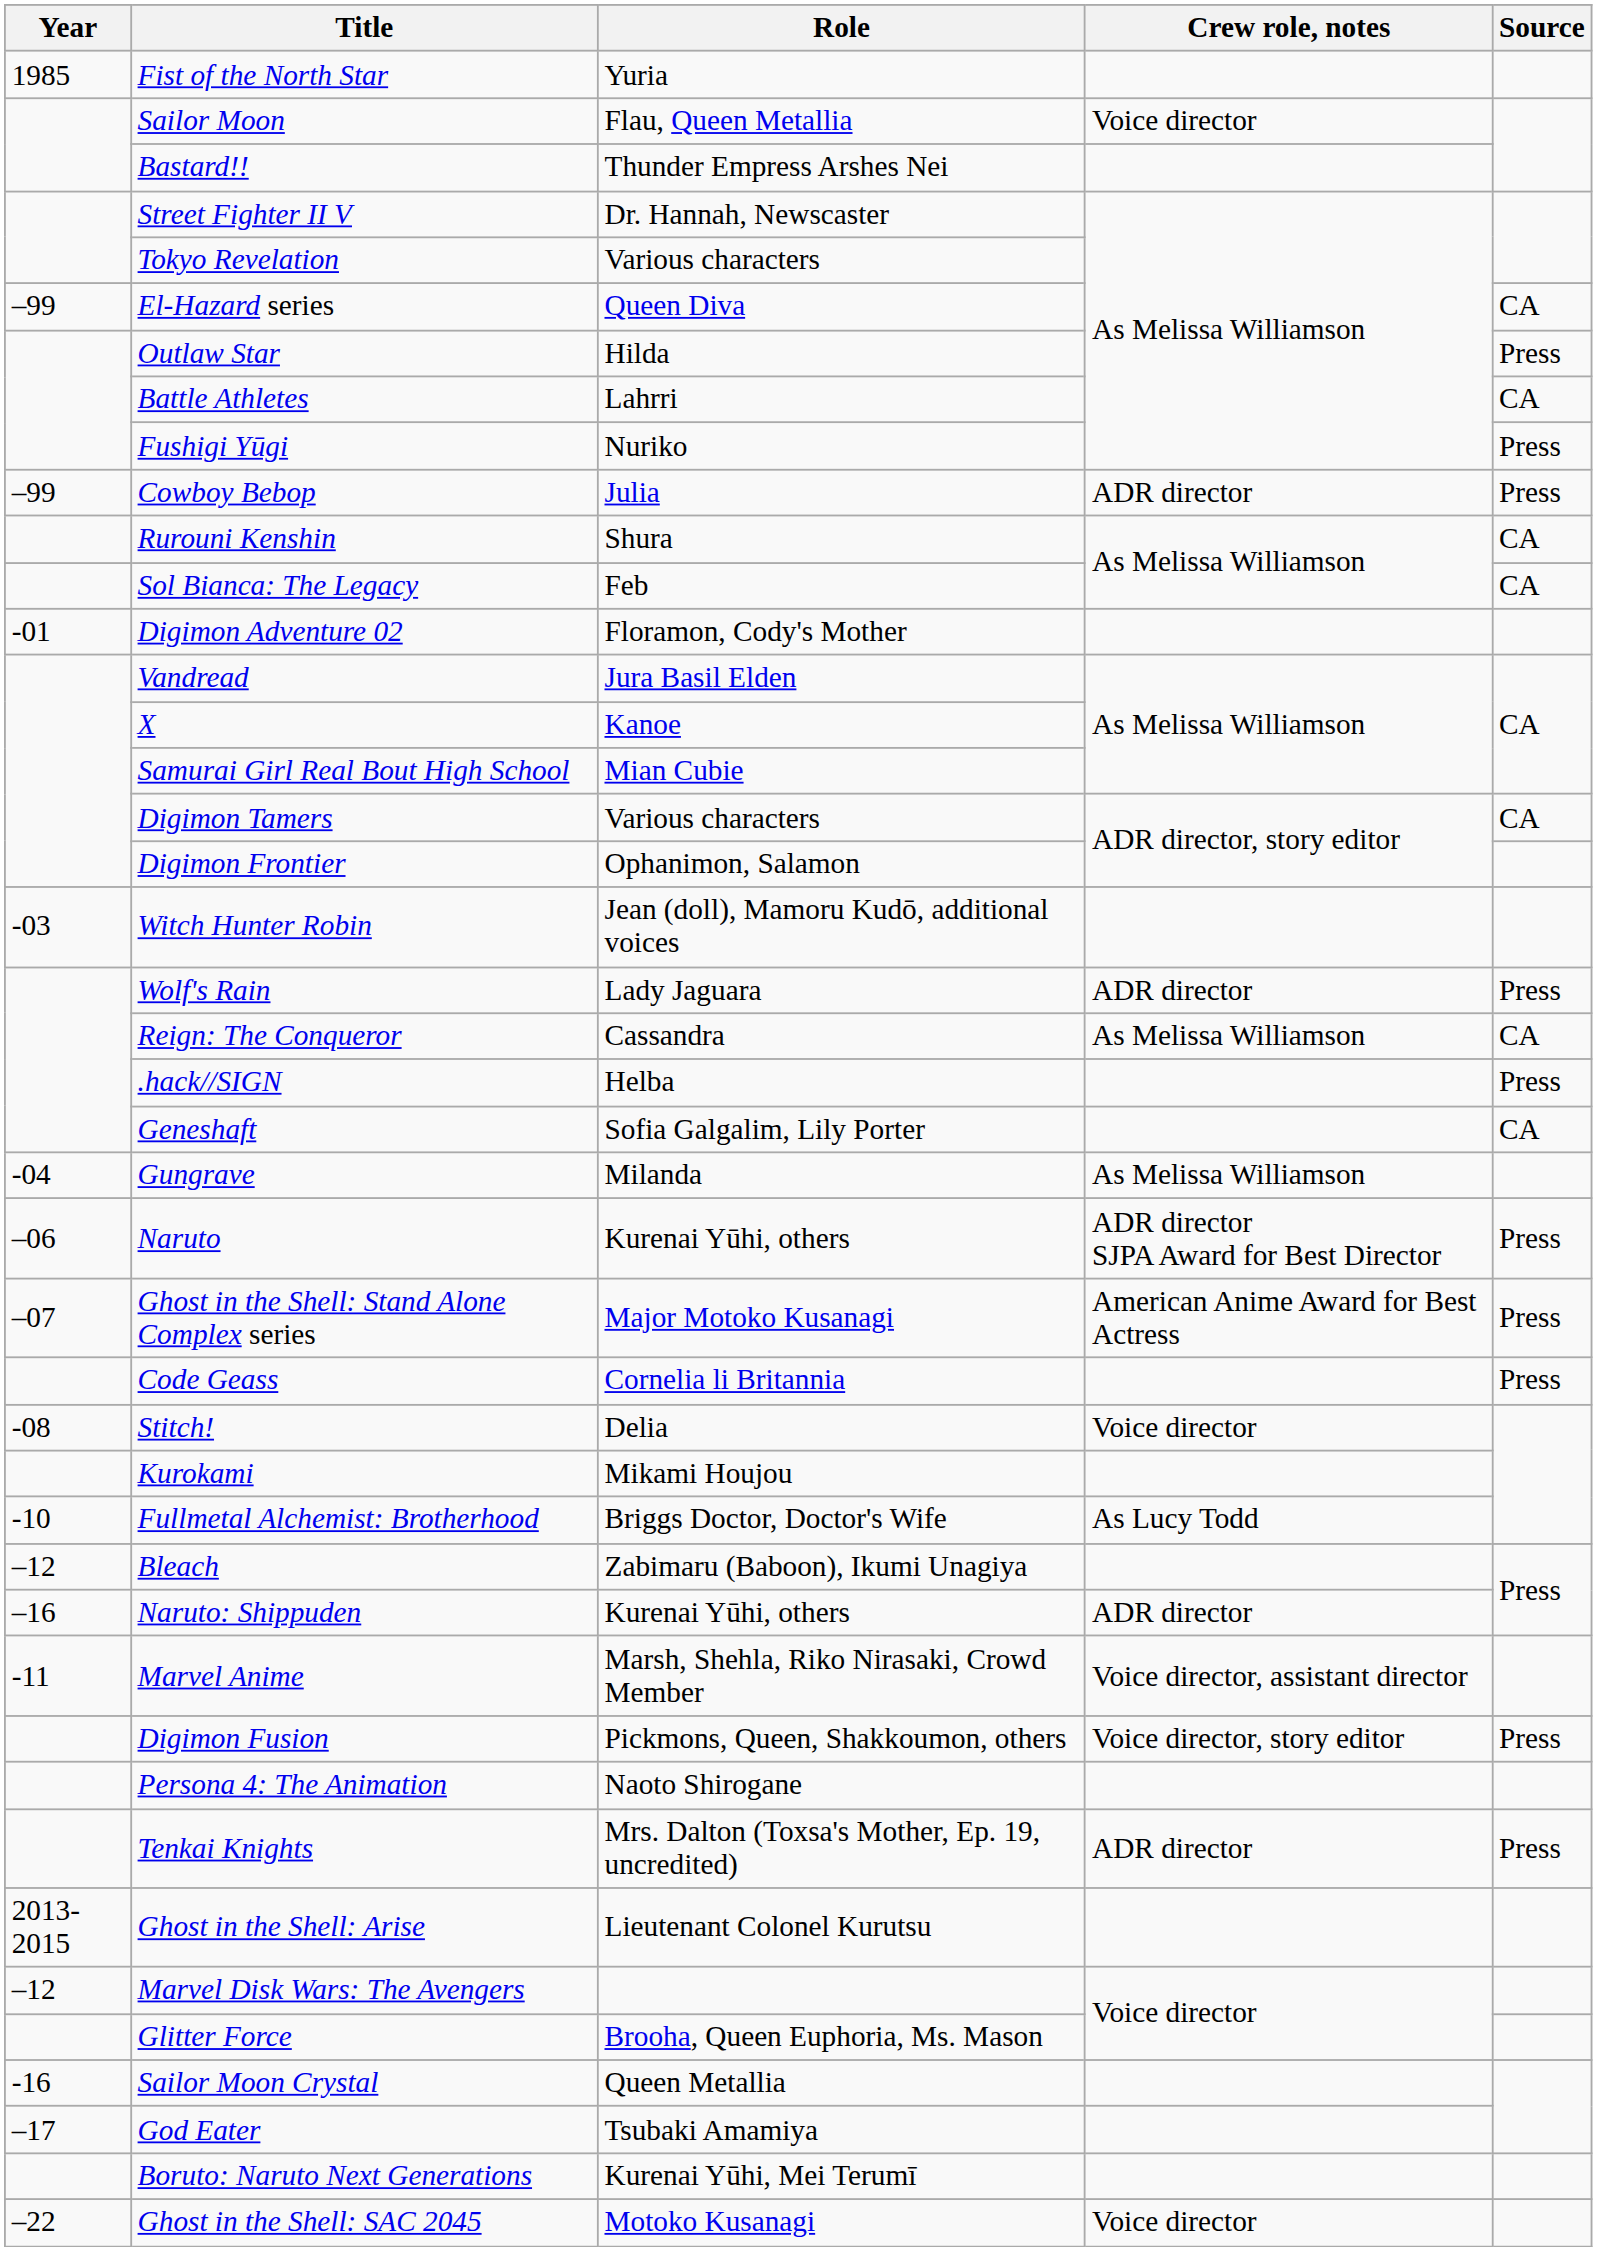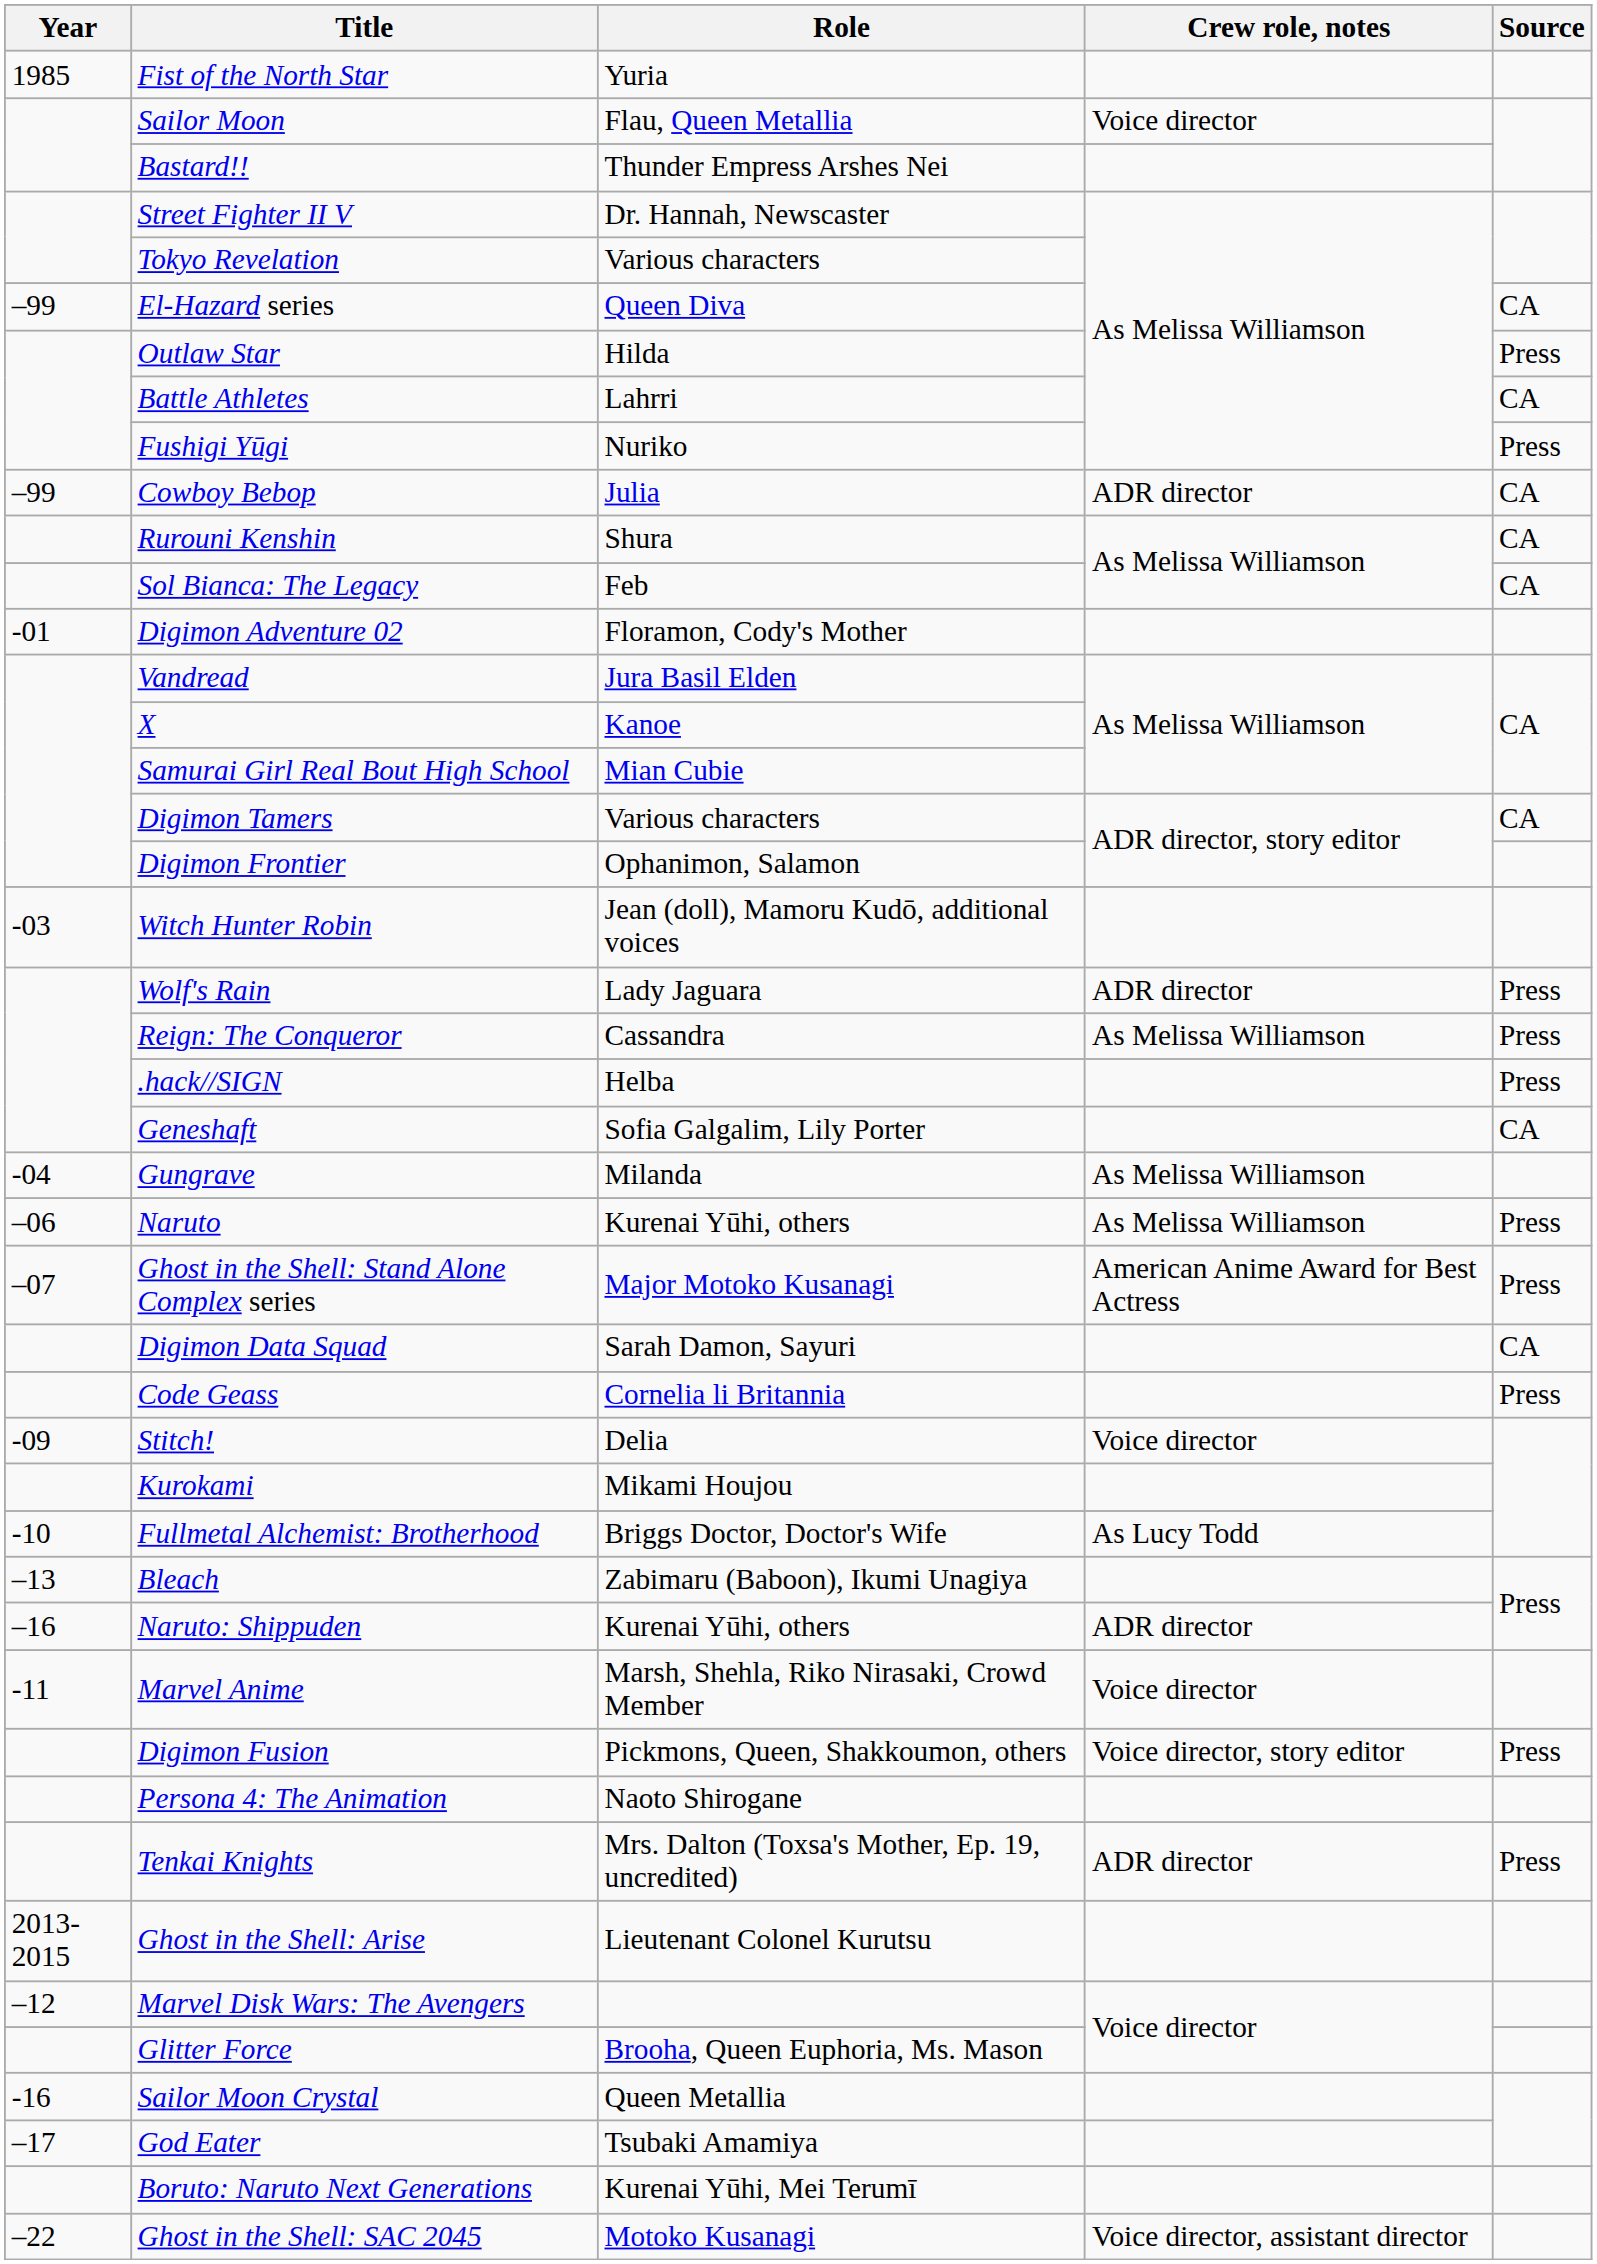(1530, 492) Press -> (1519, 492) CA
(1519, 1035) CA -> (1530, 1035) Press
(1267, 1238) ADR director SJPA Award for Best Director -> (1229, 1221) As Melissa Williamson
+ row: (262, 1347)
(31, 1426) -08 -> (31, 1440) -09
(34, 1566) –12 -> (34, 1579) –13
(1280, 1675) Voice director, assistant director -> (1174, 1688) Voice director
(1174, 2222) Voice director -> (1280, 2235) Voice director, assistant director
